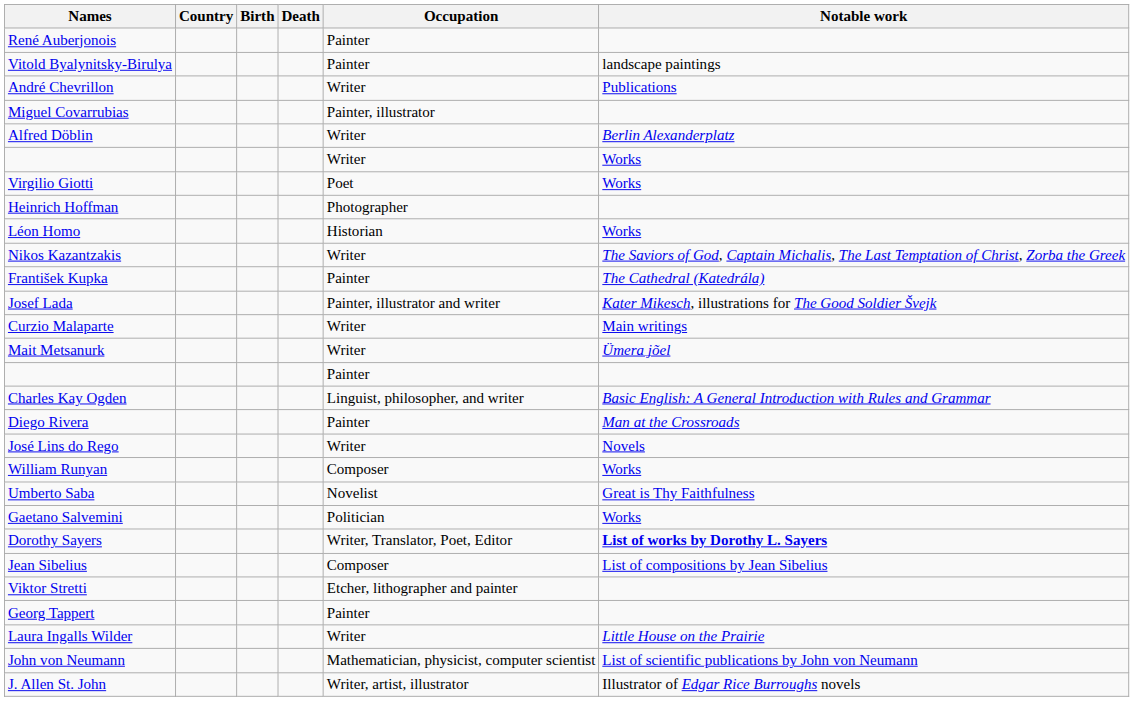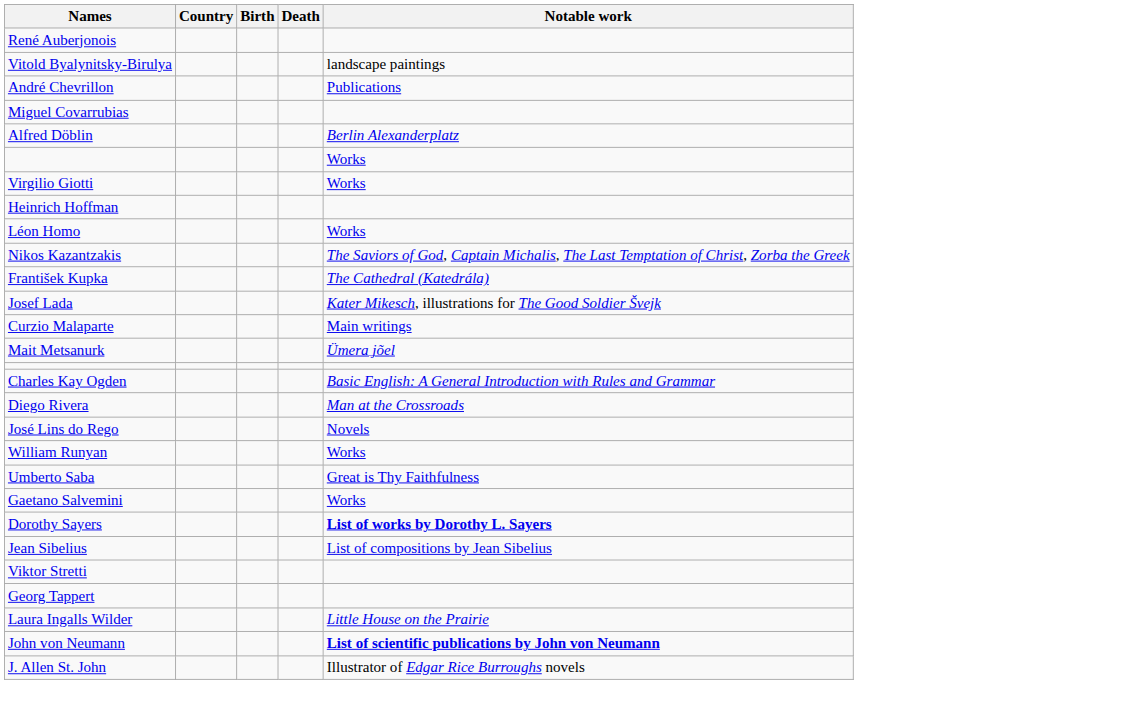- column: (461, 16)
(760, 660) normal -> (493, 643) bold
